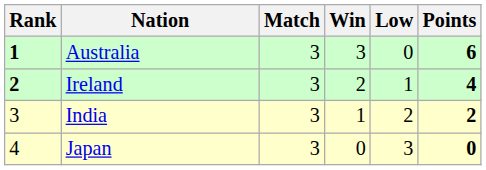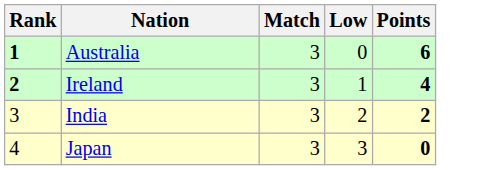- column: (348, 20)
